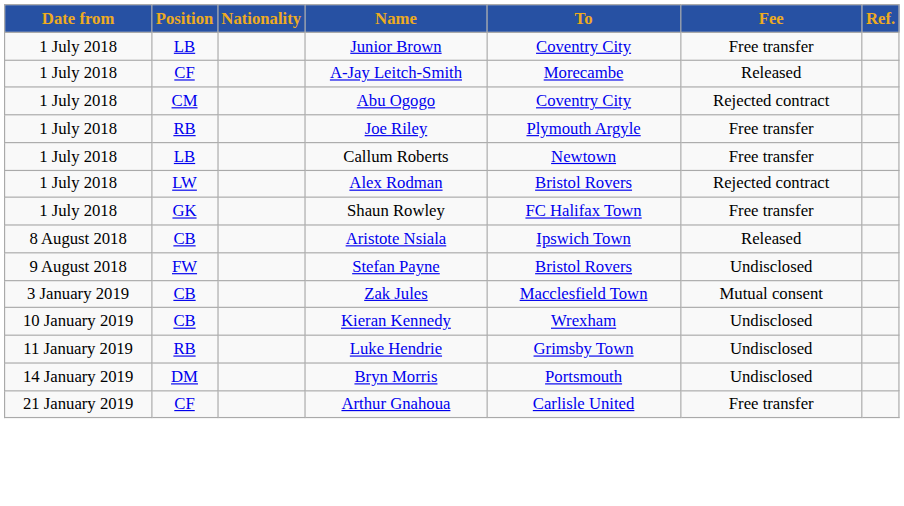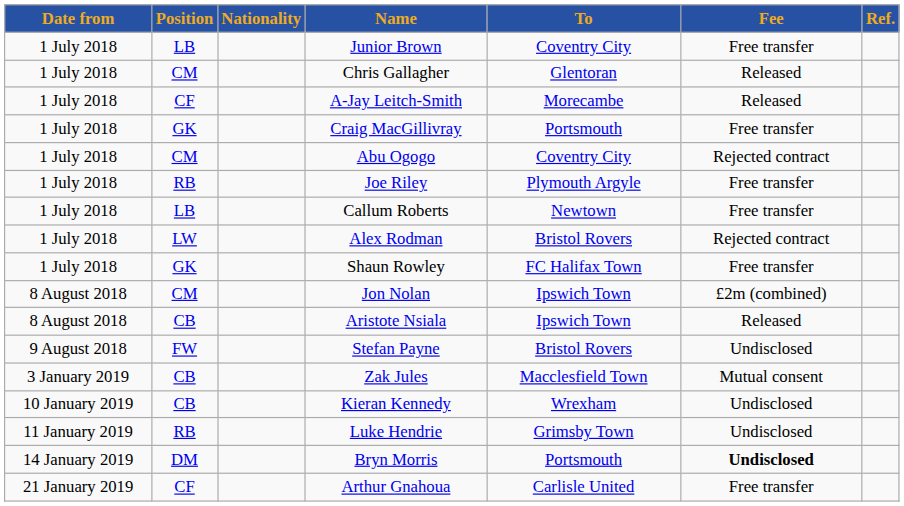+ row: (396, 73)
+ row: (396, 128)
+ row: (396, 294)
(771, 376) normal -> (771, 459) bold
